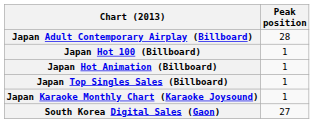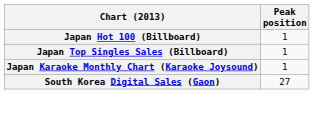- row: (133, 37)
- row: (133, 67)
